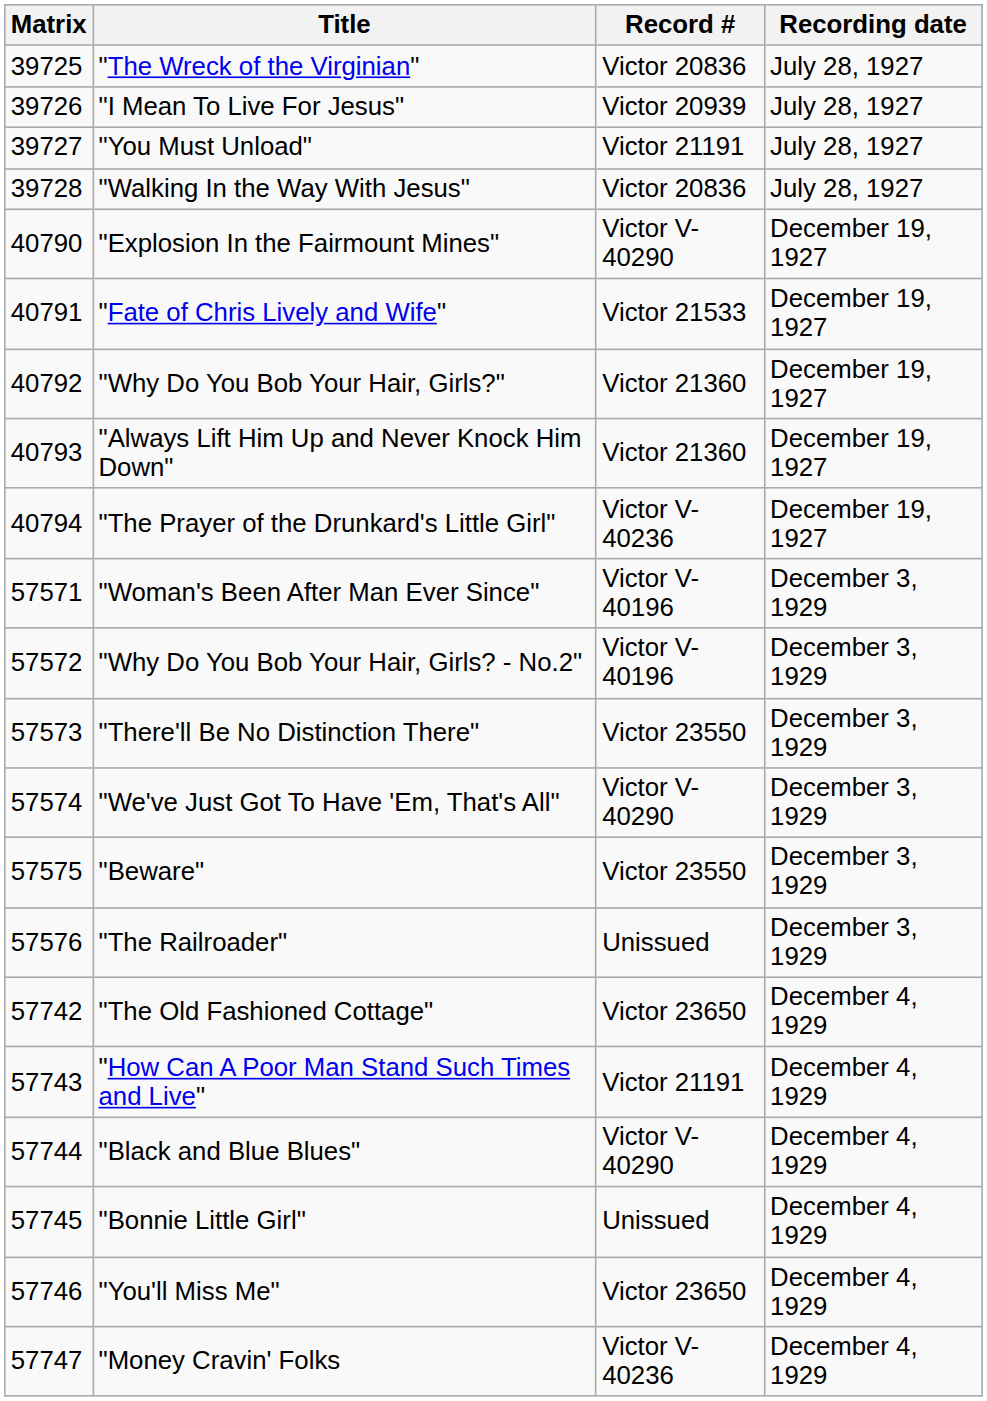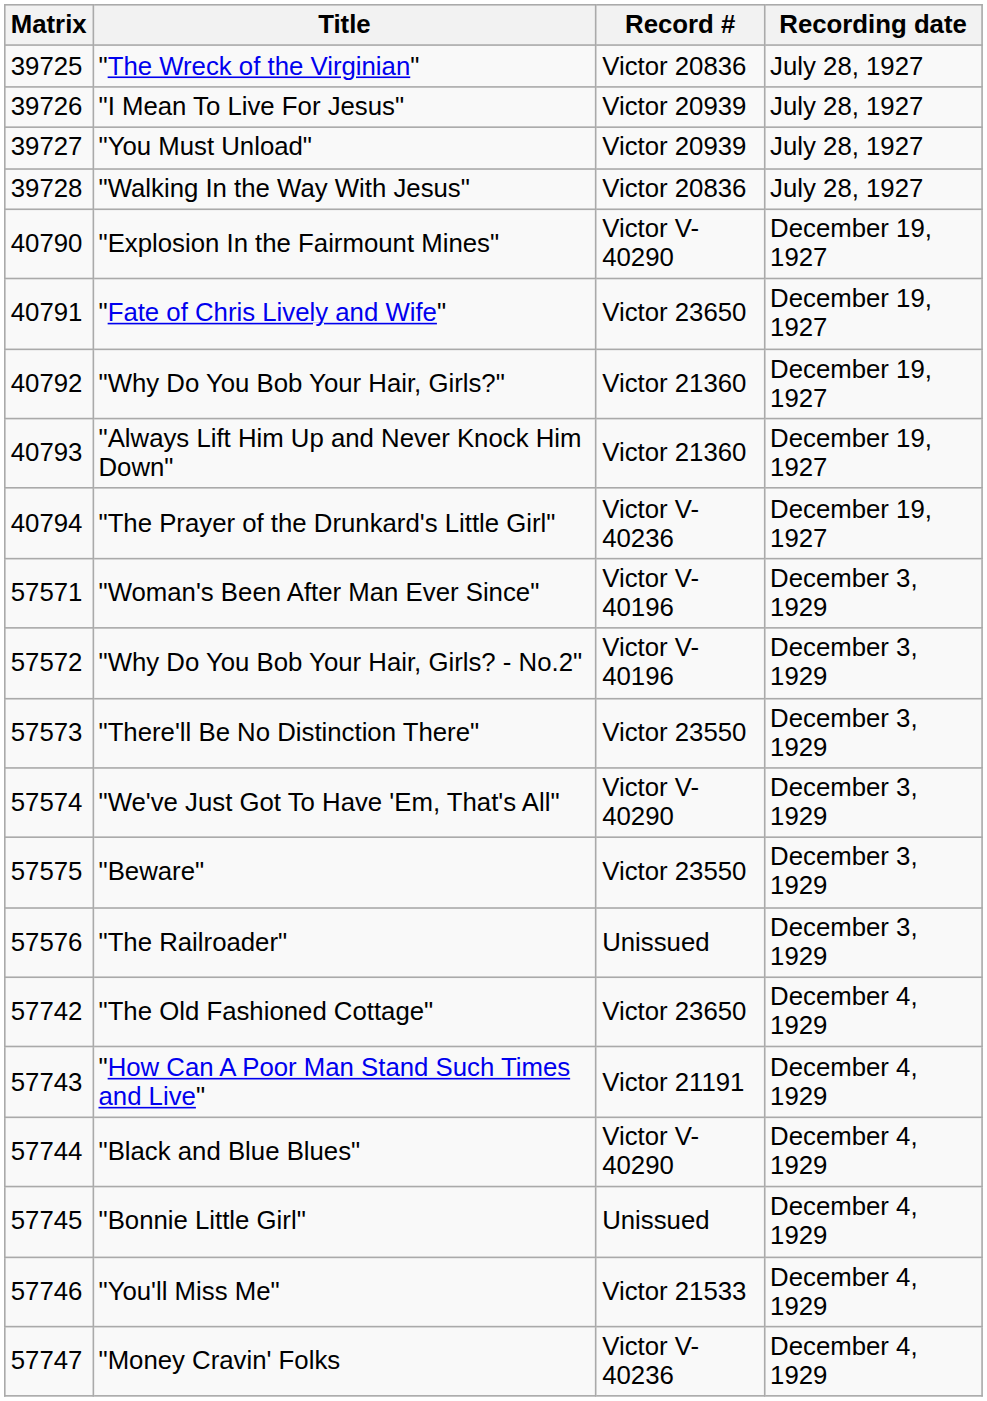(673, 147) Victor 21191 -> (674, 147) Victor 20939
(674, 313) Victor 21533 -> (674, 313) Victor 23650
(674, 1291) Victor 23650 -> (674, 1291) Victor 21533
